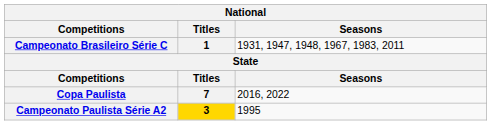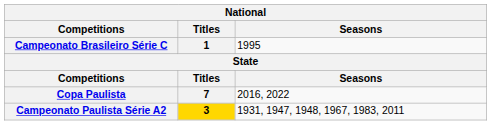(321, 45) 1931, 1947, 1948, 1967, 1983, 2011 -> (249, 45) 1995
(249, 111) 1995 -> (321, 111) 1931, 1947, 1948, 1967, 1983, 2011
